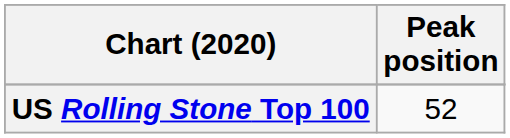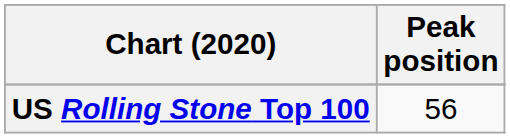(441, 108) 52 -> (441, 108) 56
